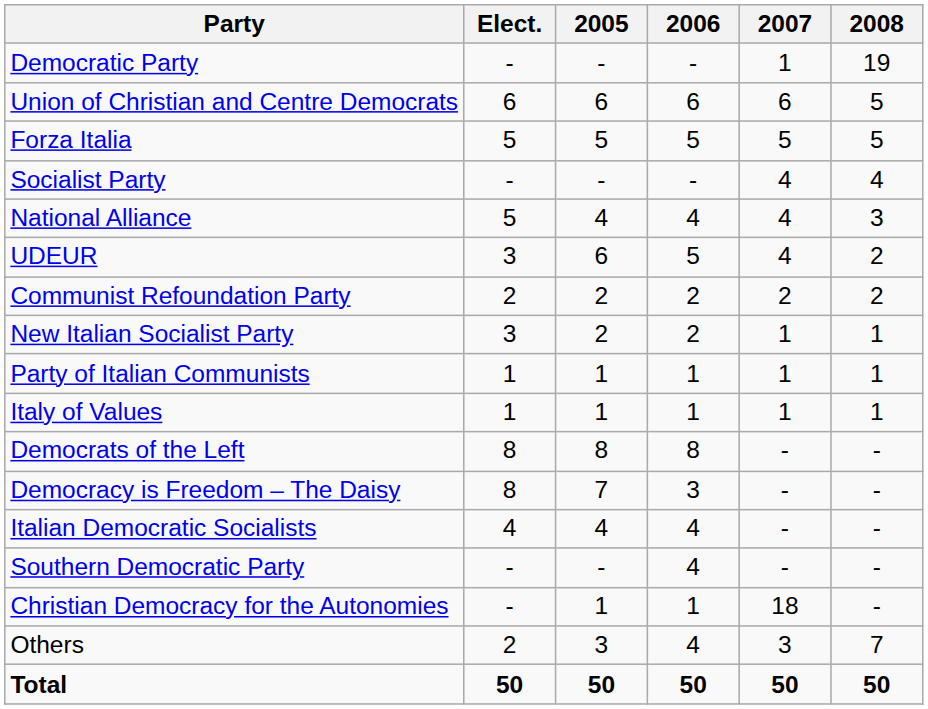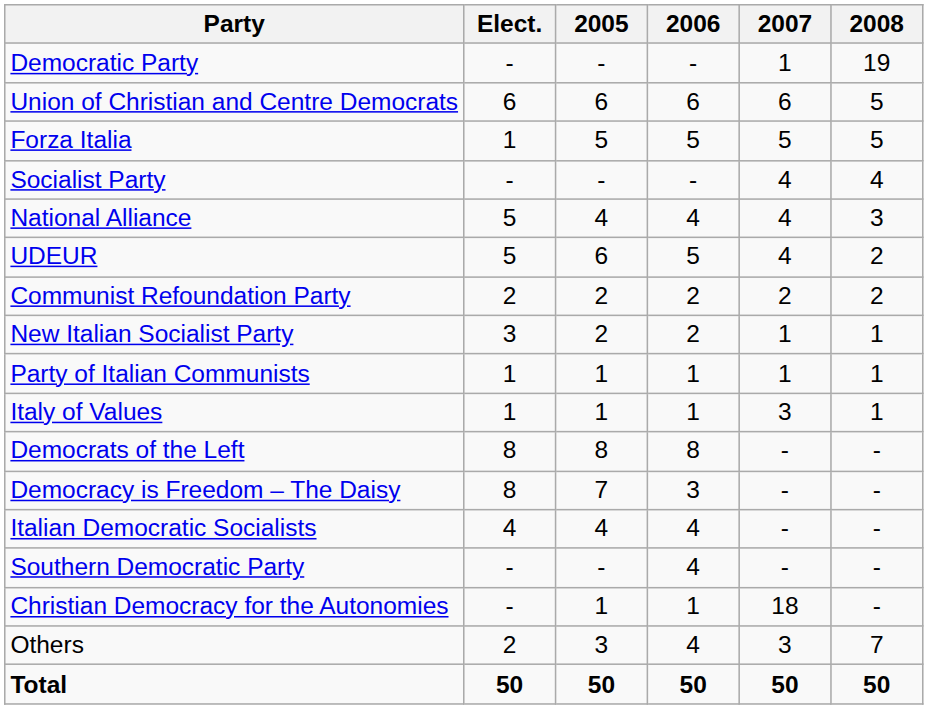(510, 140) 5 -> (510, 140) 1
(510, 256) 3 -> (510, 256) 5
(785, 412) 1 -> (785, 412) 3
